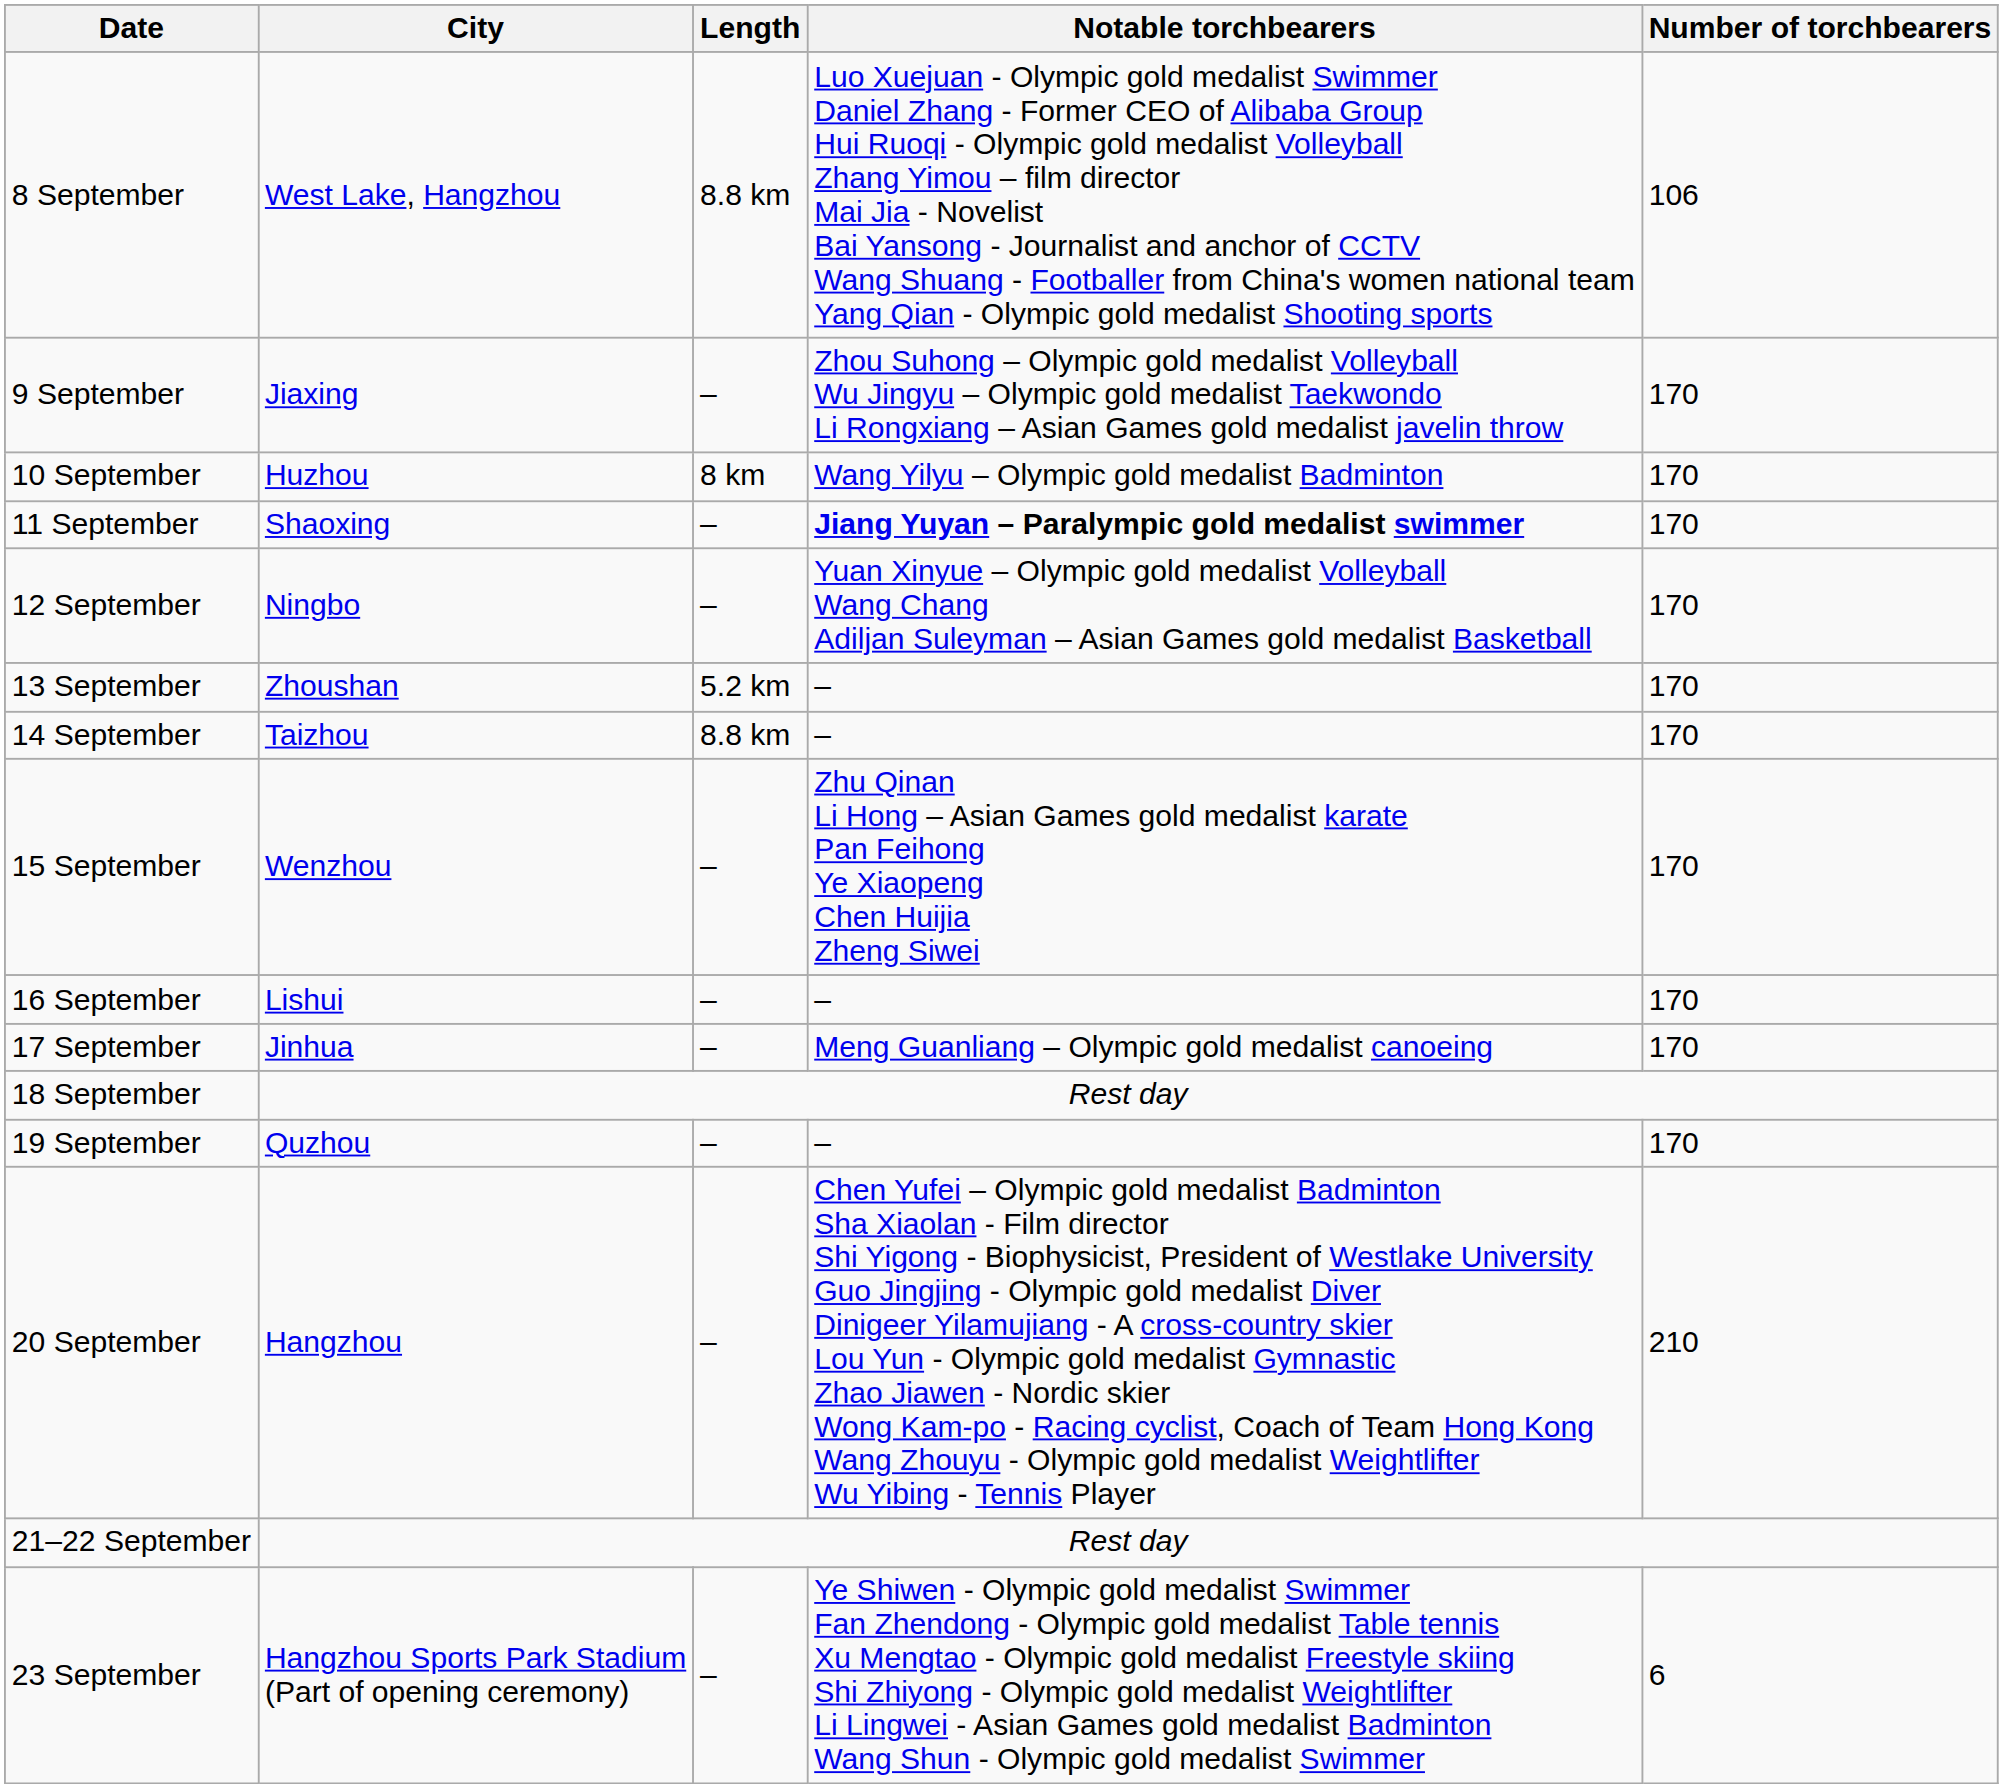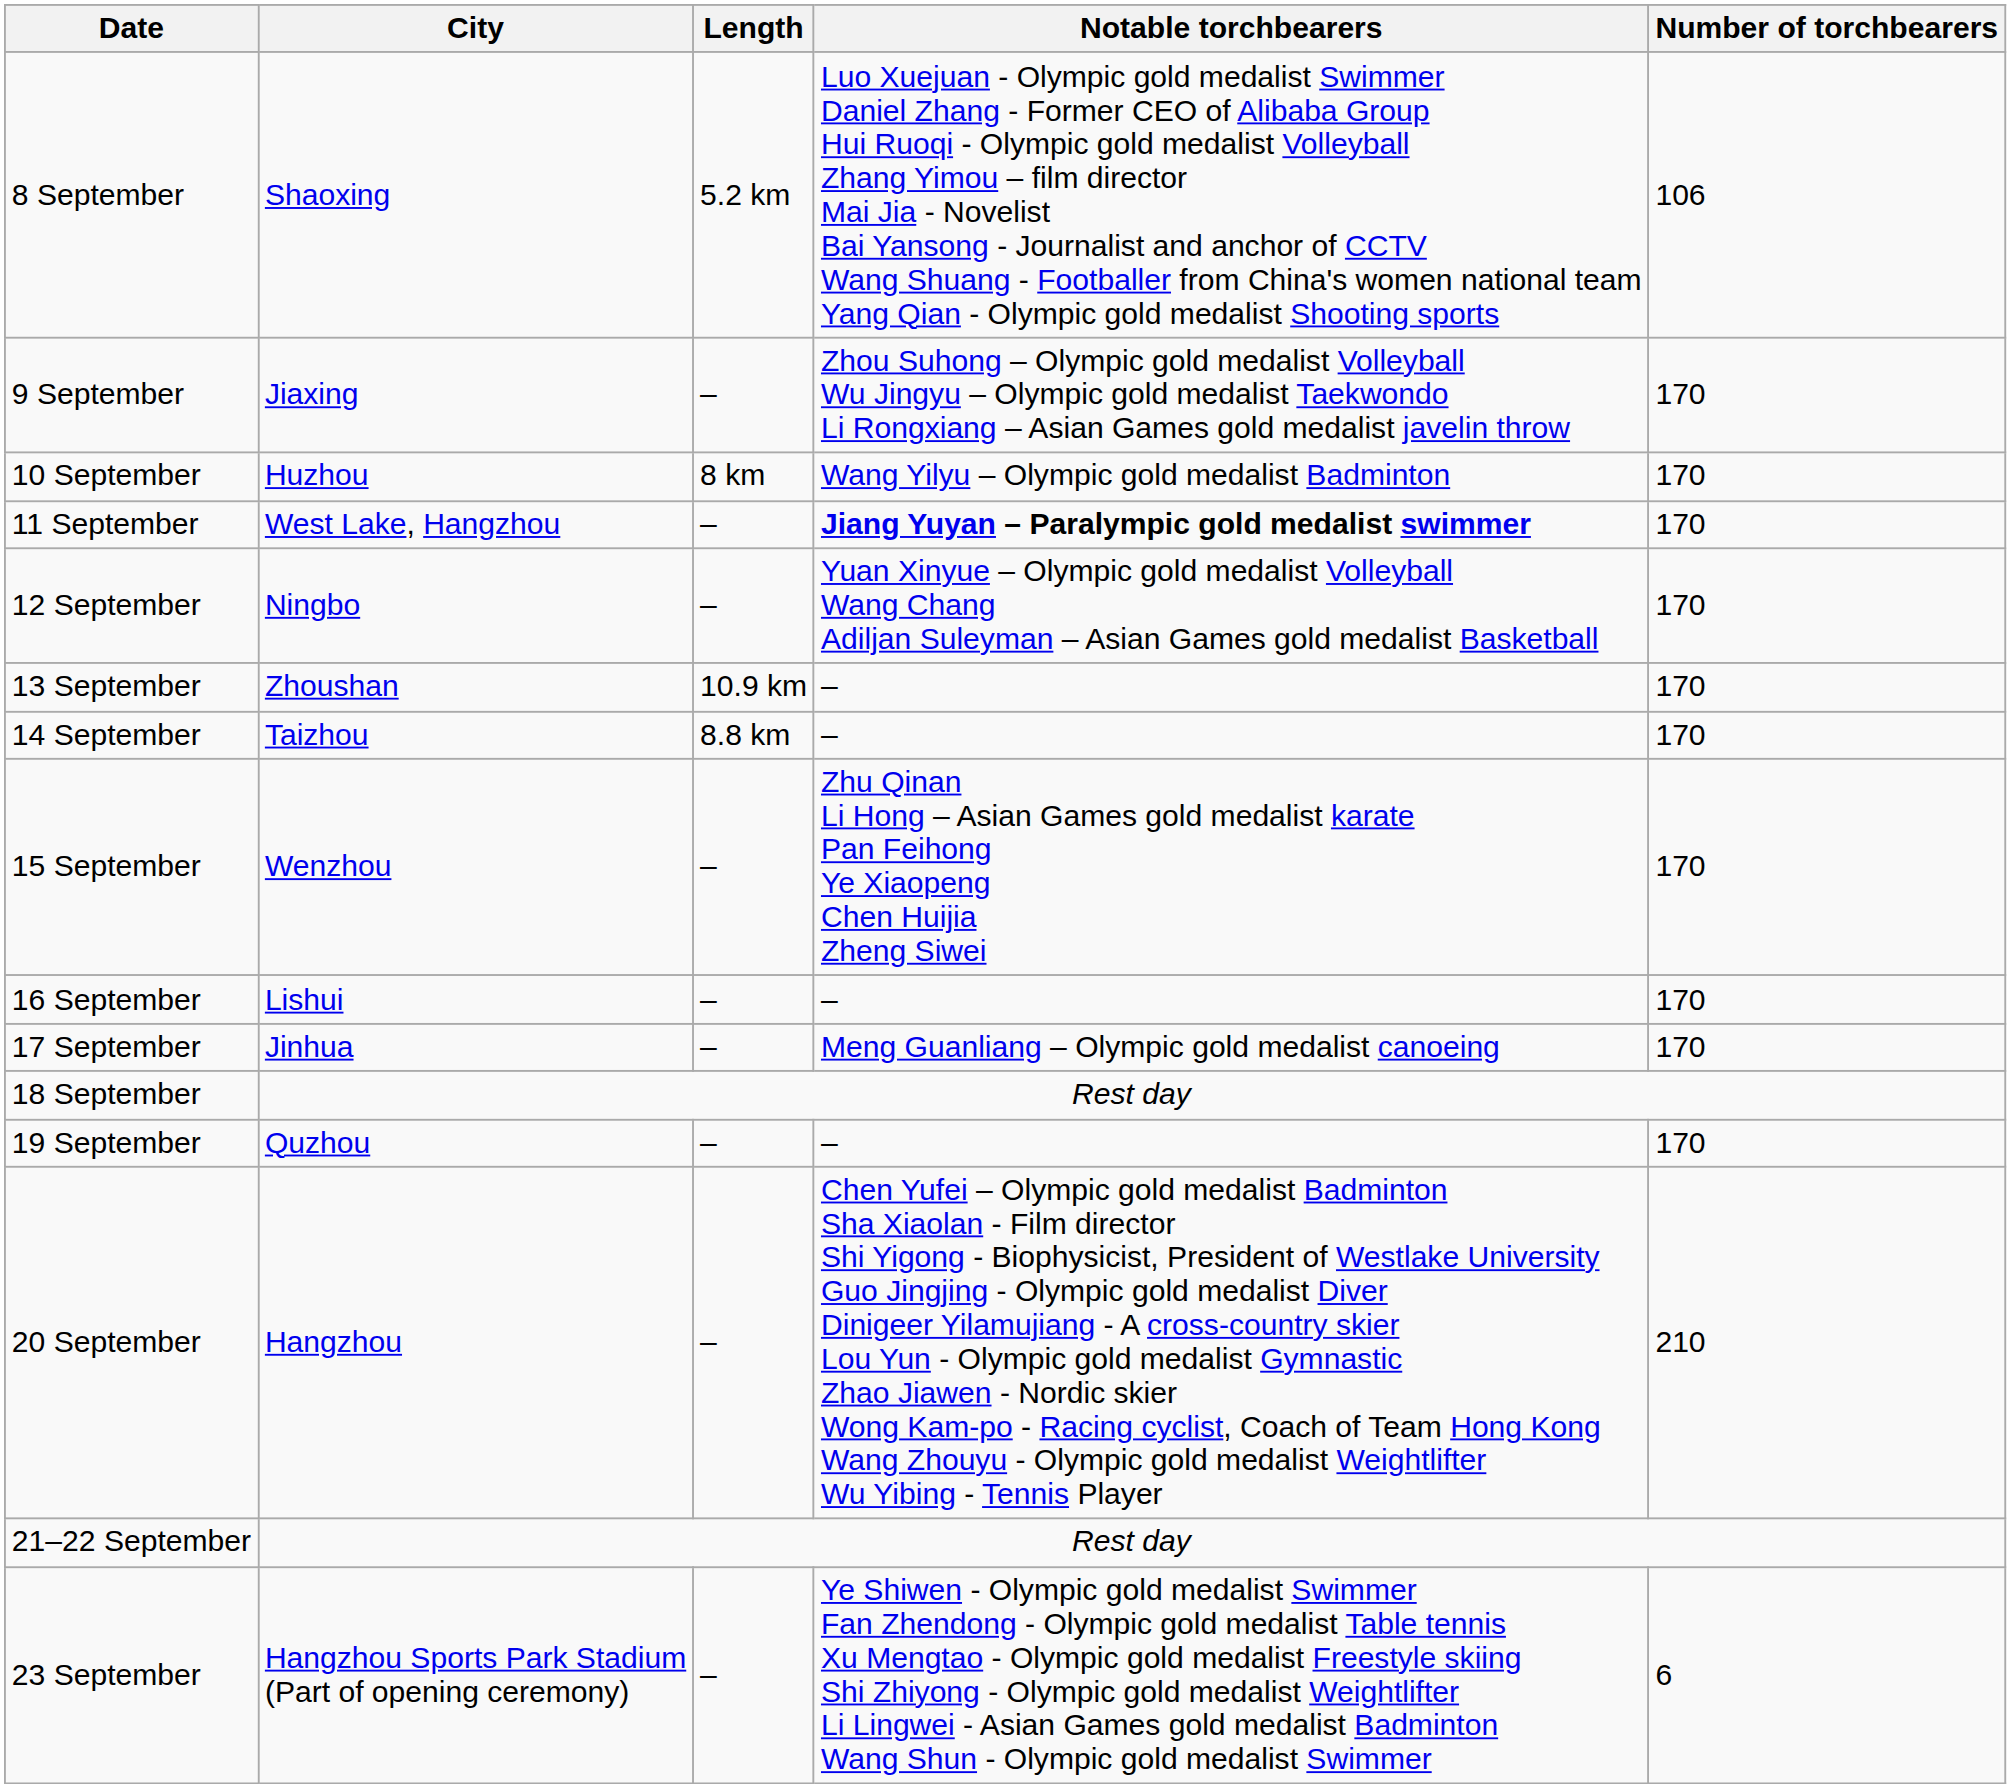(413, 194) West Lake, Hangzhou -> (328, 194) Shaoxing
(745, 194) 8.8 km -> (745, 194) 5.2 km
(328, 523) Shaoxing -> (413, 523) West Lake, Hangzhou
(745, 686) 5.2 km -> (754, 686) 10.9 km
